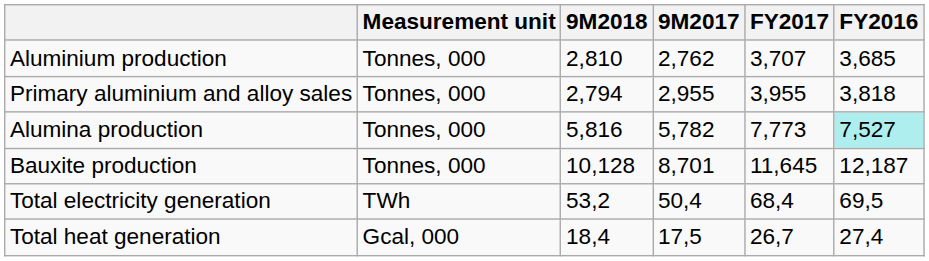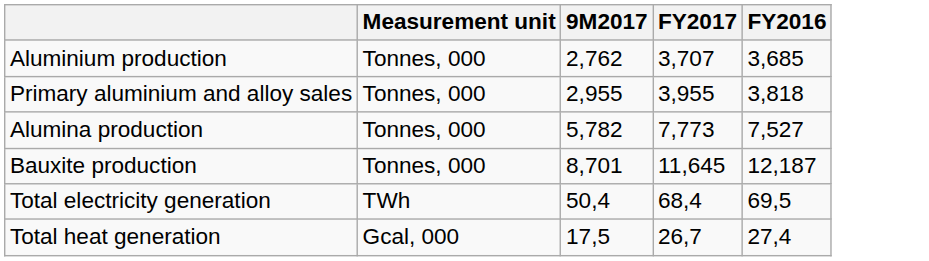- column: (607, 22)
(868, 129) paleturquoise background -> (776, 129) no background
